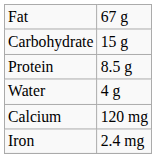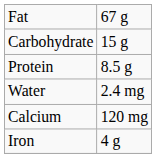(110, 91) 4 g -> (122, 91) 2.4 mg
(122, 141) 2.4 mg -> (110, 141) 4 g
